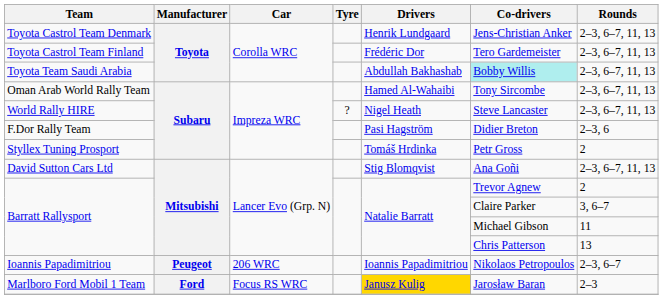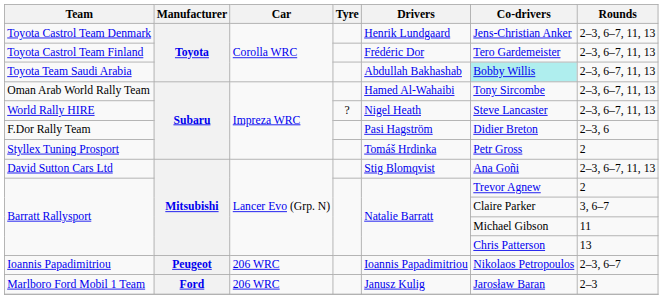(270, 283) Focus RS WRC -> (256, 283) 206 WRC
(395, 283) gold background -> (395, 283) no background
